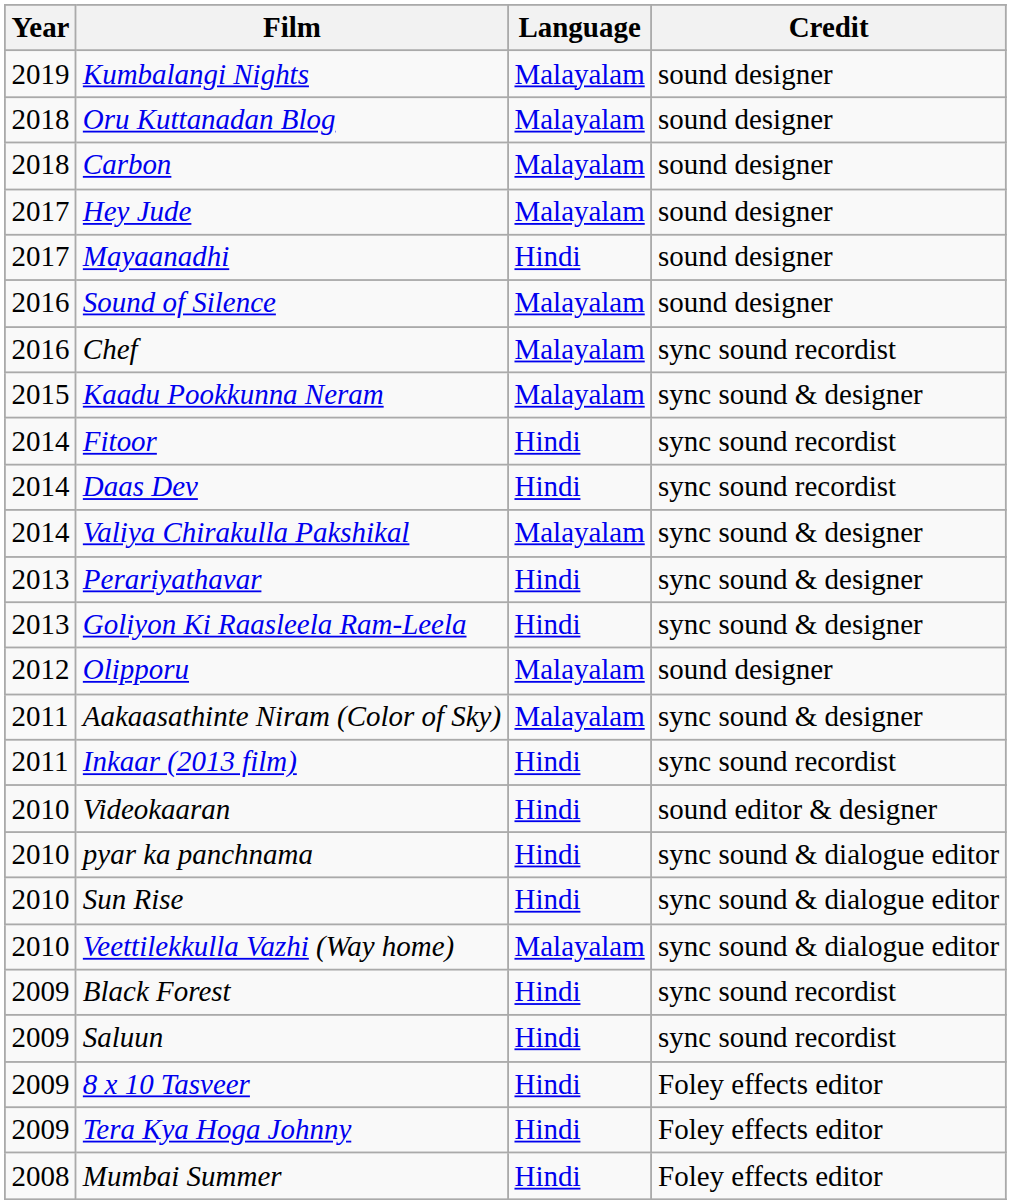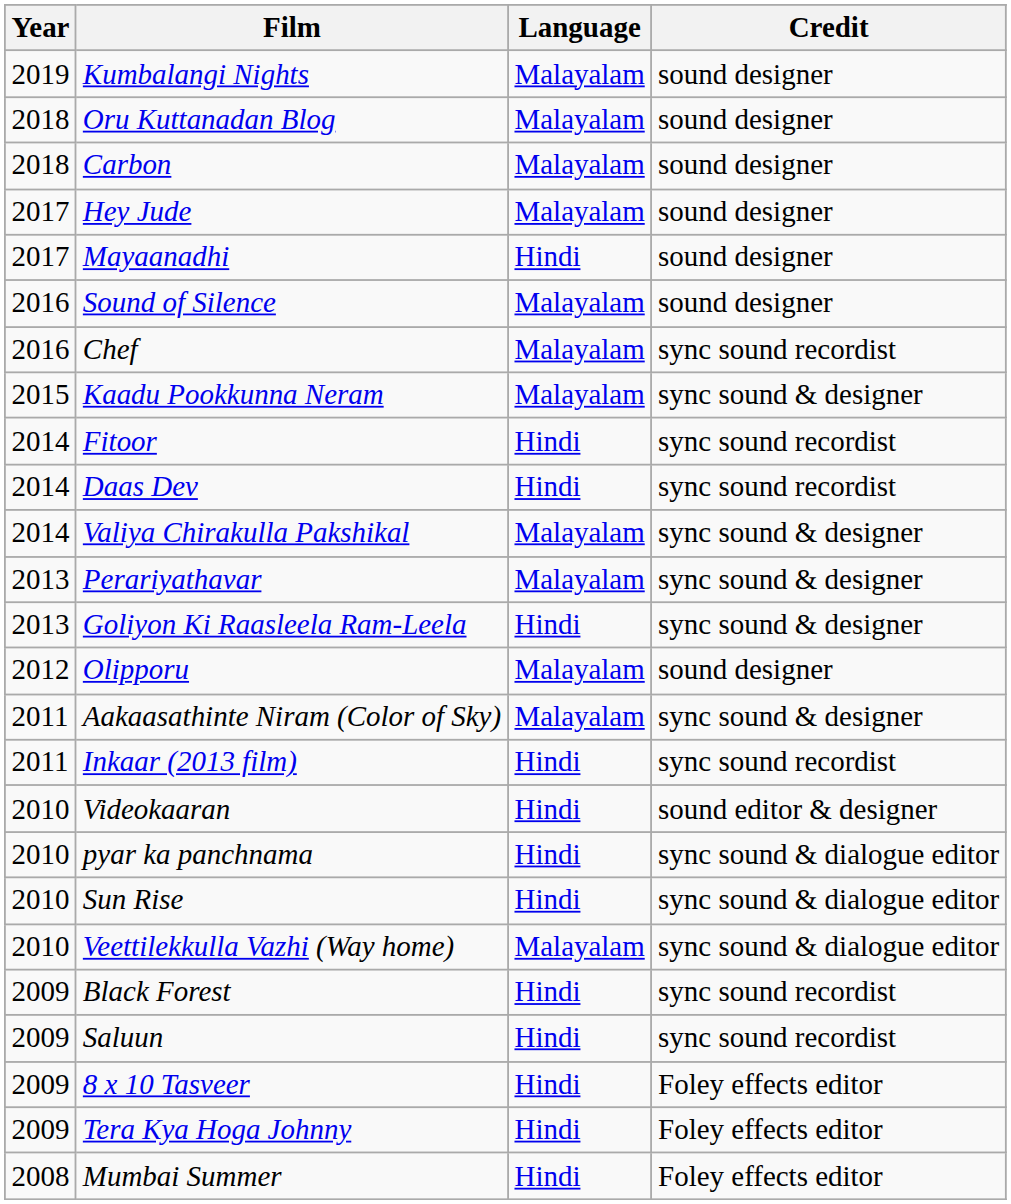(547, 578) Hindi -> (580, 578) Malayalam
